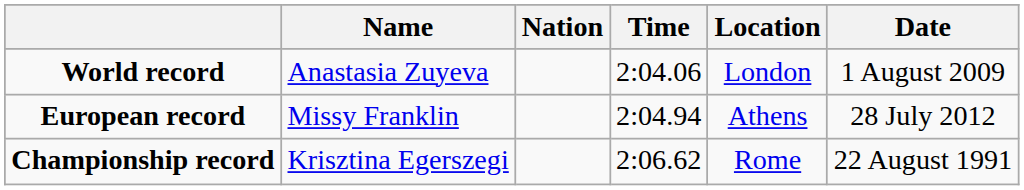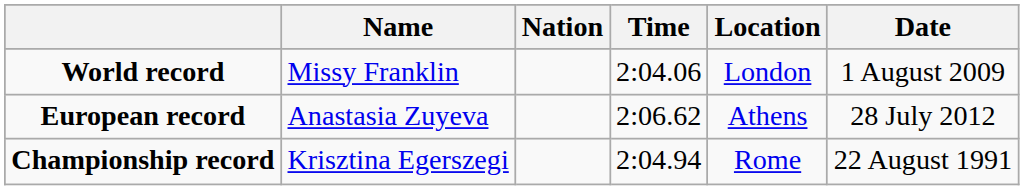(388, 71) Anastasia Zuyeva -> (373, 71) Missy Franklin
(373, 116) Missy Franklin -> (388, 116) Anastasia Zuyeva
(659, 116) 2:04.94 -> (659, 116) 2:06.62
(659, 160) 2:06.62 -> (659, 160) 2:04.94
